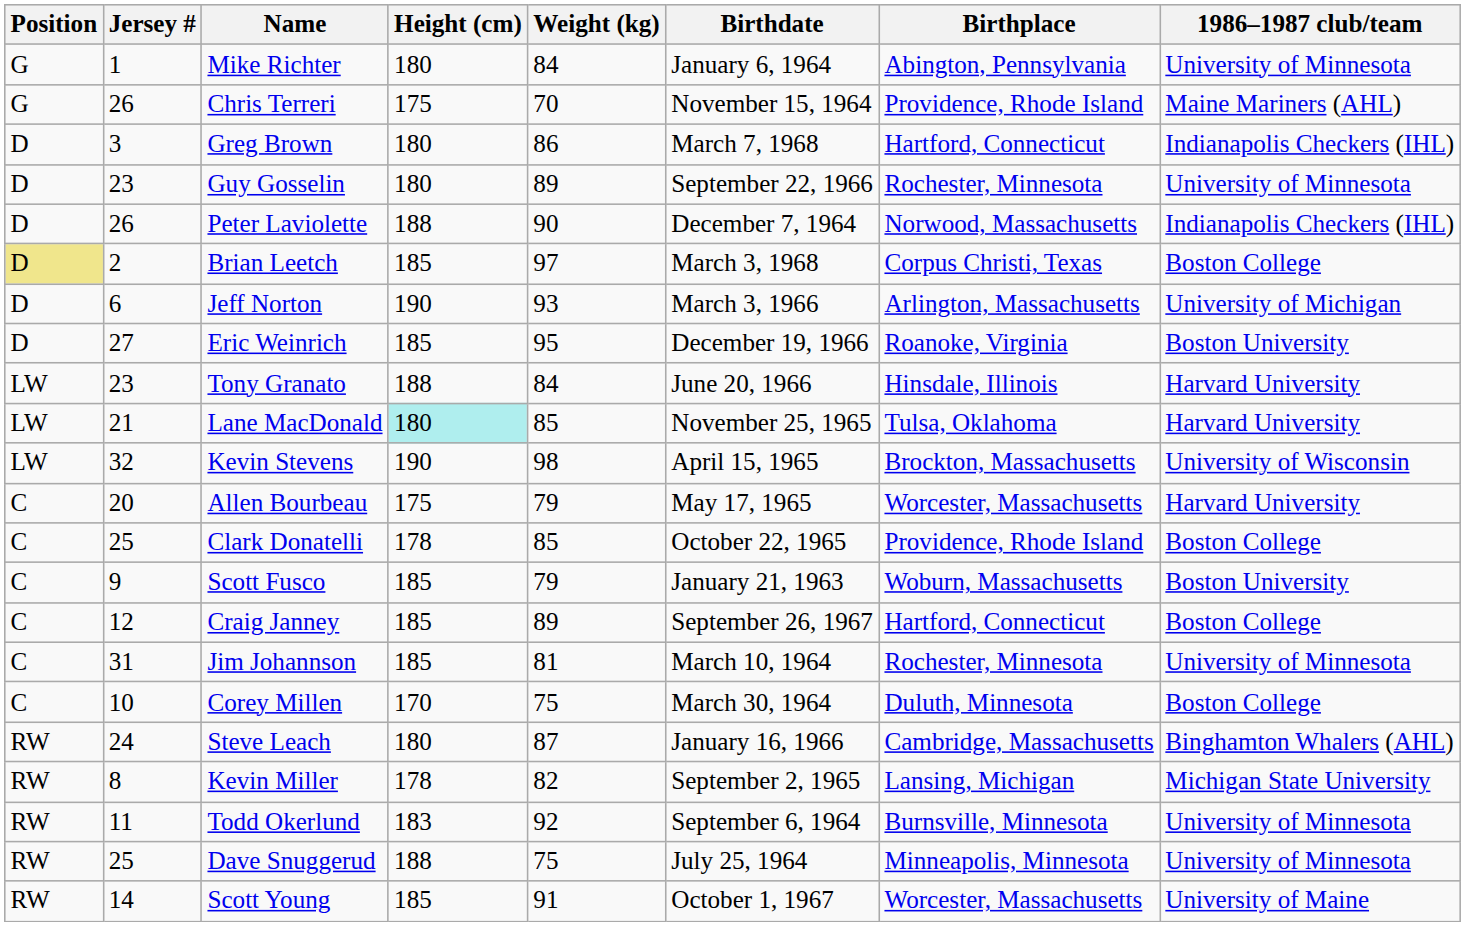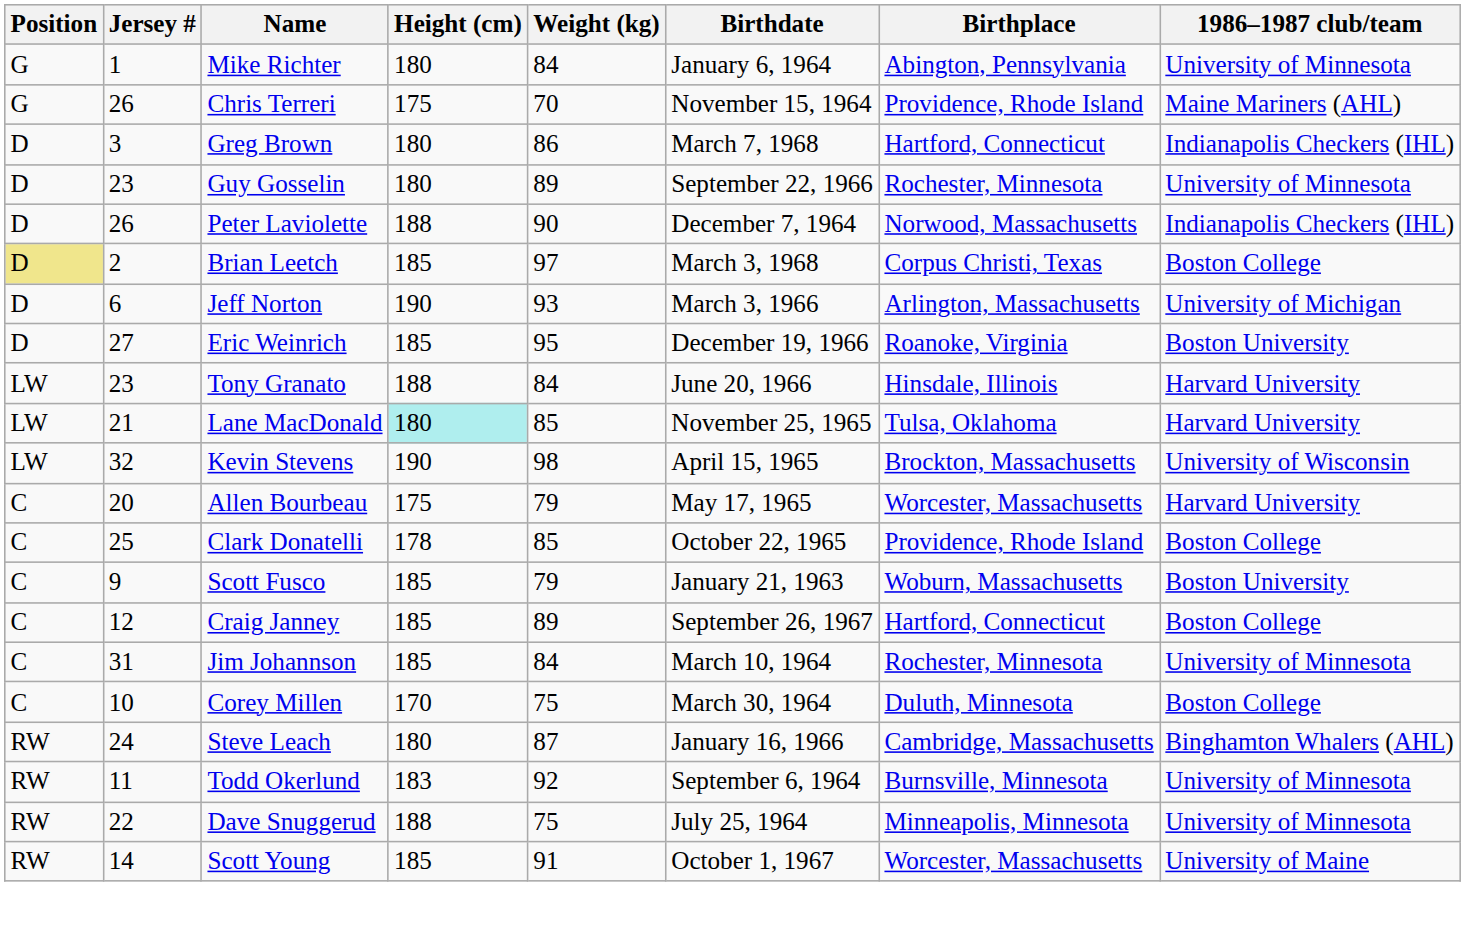(546, 661) 81 -> (546, 661) 84
- row: (273, 781)
(121, 861) 25 -> (121, 821) 22
